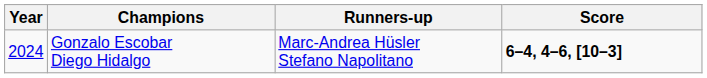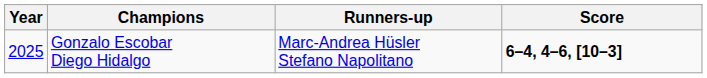(26, 51) 2024 -> (26, 51) 2025
